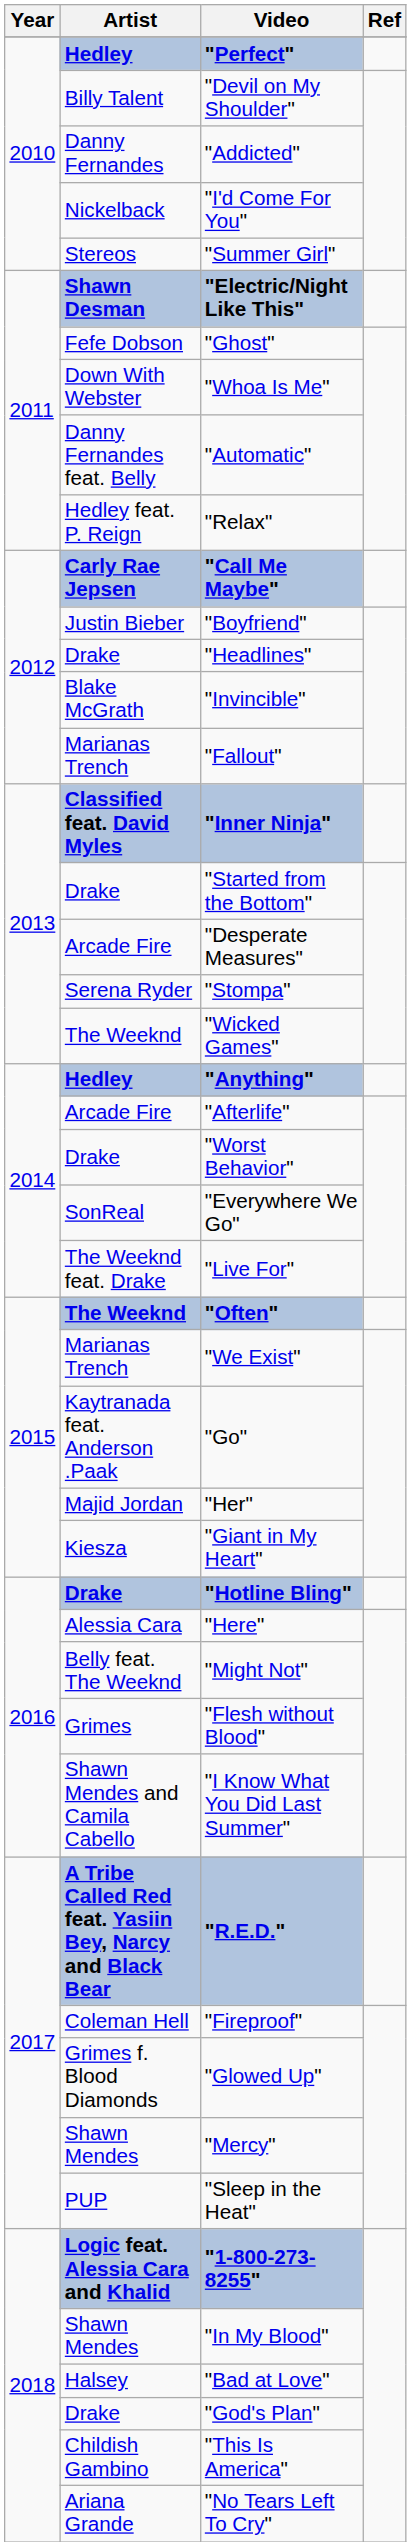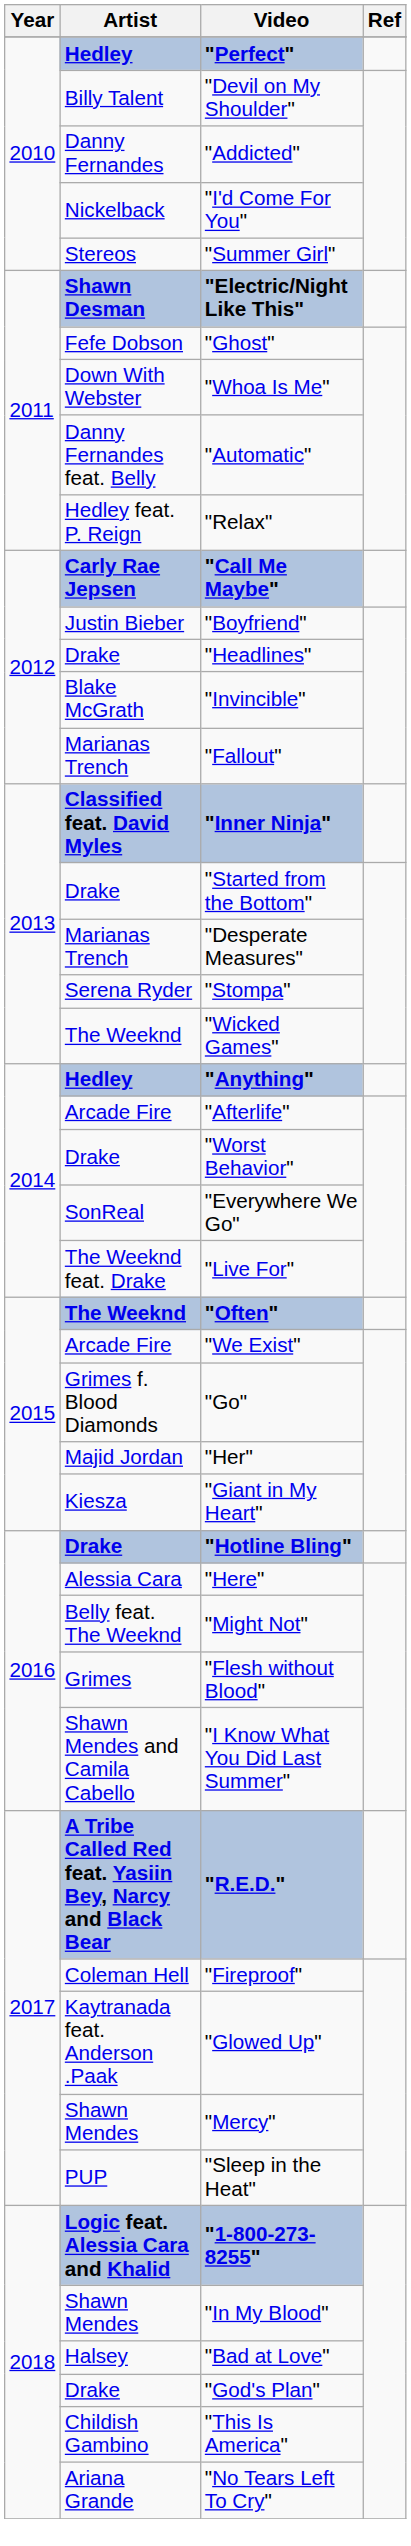(118, 946) Arcade Fire -> (107, 946) Marianas Trench
(107, 1357) Marianas Trench -> (118, 1345) Arcade Fire
(118, 1436) Kaytranada feat. Anderson .Paak -> (111, 1401) Grimes f. Blood Diamonds
(111, 2077) Grimes f. Blood Diamonds -> (118, 2042) Kaytranada feat. Anderson .Paak
